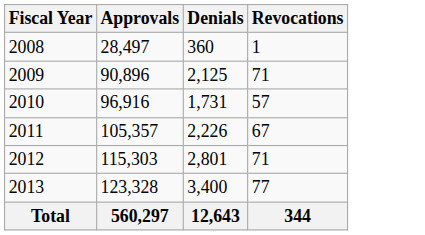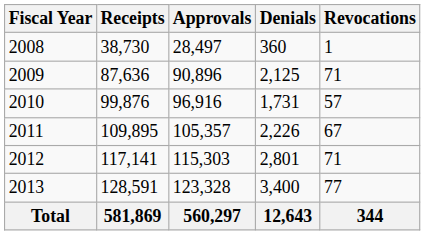+ column: (133, 18)
